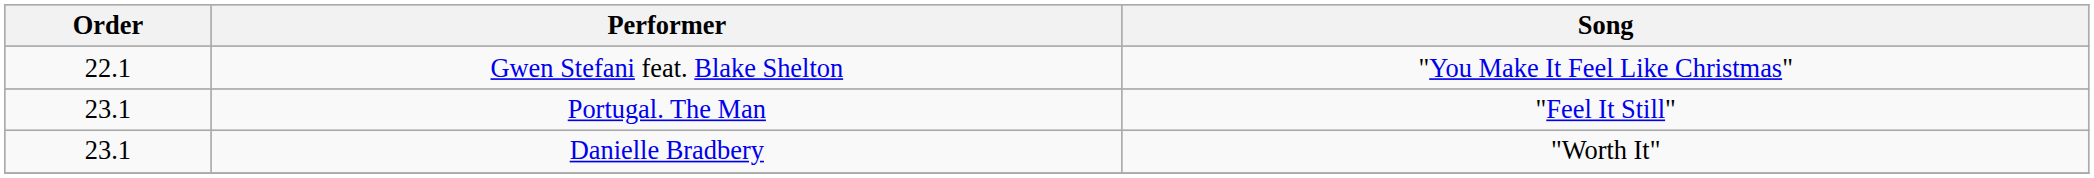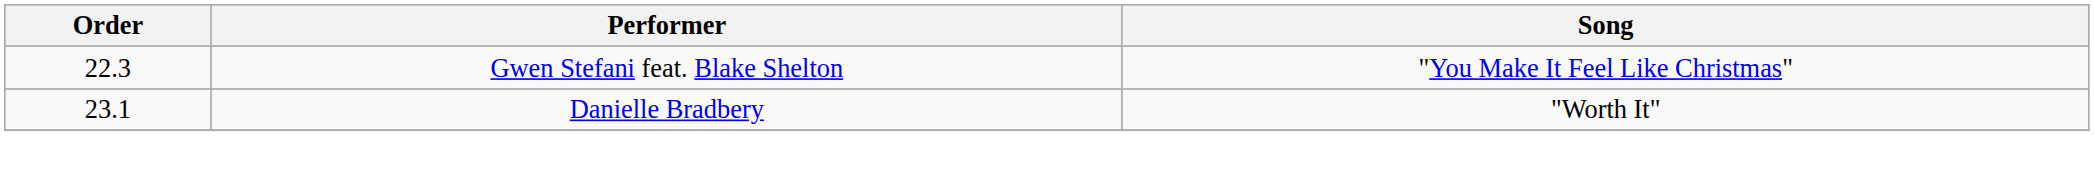(108, 67) 22.1 -> (108, 67) 22.3
- row: (667, 109)
